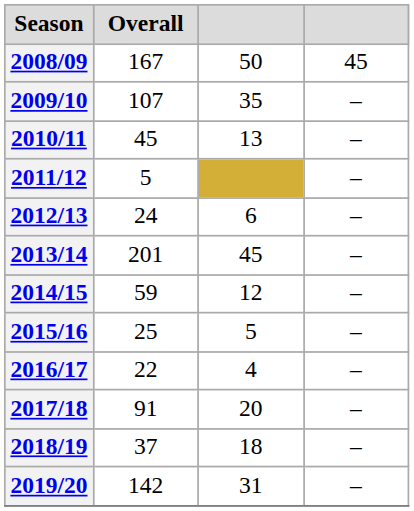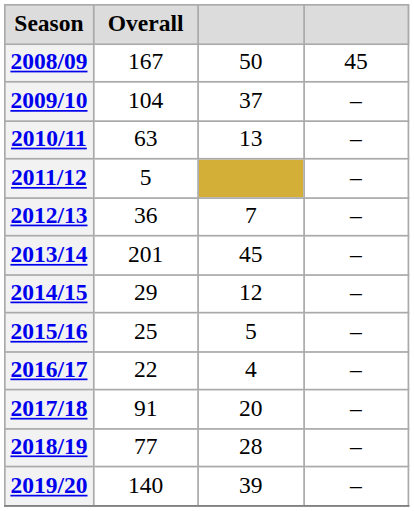(146, 100) 107 -> (146, 100) 104
(251, 100) 35 -> (251, 100) 37
(146, 138) 45 -> (146, 138) 63
(146, 215) 24 -> (146, 215) 36
(251, 215) 6 -> (251, 215) 7
(146, 292) 59 -> (146, 292) 29
(146, 446) 37 -> (146, 446) 77
(251, 446) 18 -> (251, 446) 28
(146, 485) 142 -> (146, 485) 140
(251, 485) 31 -> (251, 485) 39
